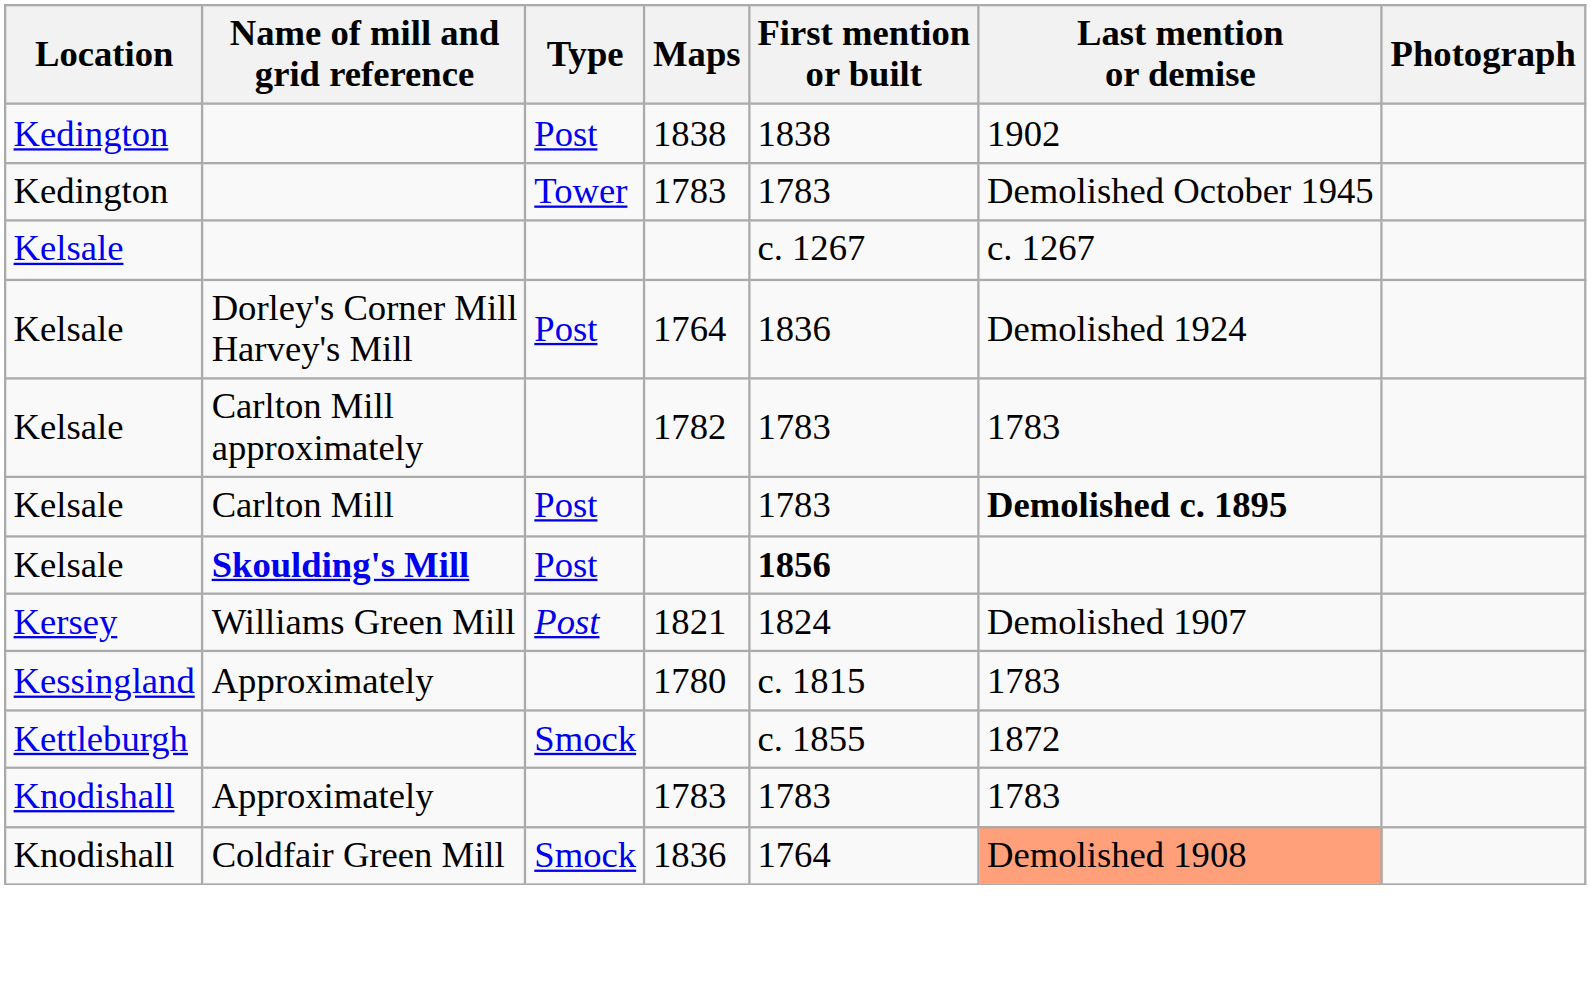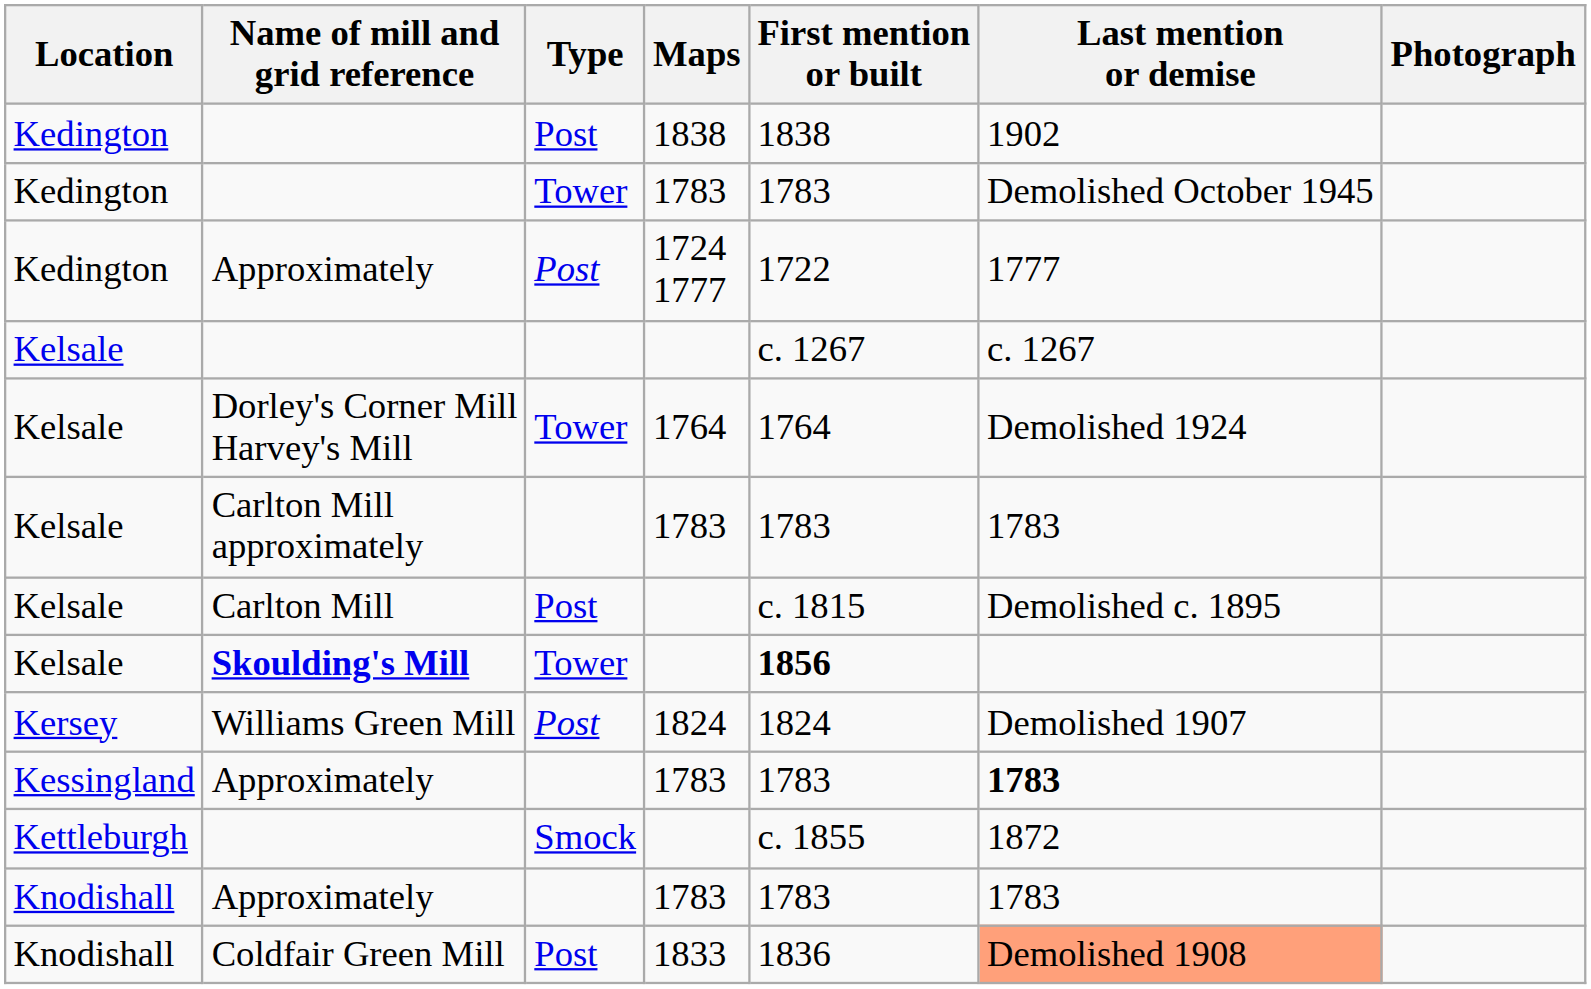+ row: (91, 269)
(566, 327) Post -> (581, 427) Tower
(794, 327) 1836 -> (794, 427) 1764
(690, 427) 1782 -> (690, 526) 1783
(794, 505) 1783 -> (811, 605) c. 1815
(1137, 505) bold -> (1134, 605) normal
(566, 563) Post -> (581, 663) Tower
(690, 622) 1821 -> (690, 721) 1824
(690, 680) 1780 -> (690, 779) 1783
(811, 680) c. 1815 -> (794, 779) 1783
(1024, 680) normal -> (1024, 779) bold
(585, 854) Smock -> (566, 953) Post
(690, 854) 1836 -> (690, 953) 1833
(794, 854) 1764 -> (794, 953) 1836
